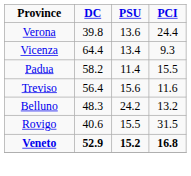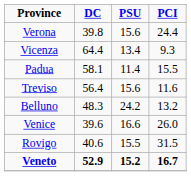(130, 32) 13.6 -> (130, 32) 15.6
(93, 69) 58.2 -> (93, 69) 58.1
+ row: (39, 124)
(168, 143) 16.8 -> (168, 161) 16.7
